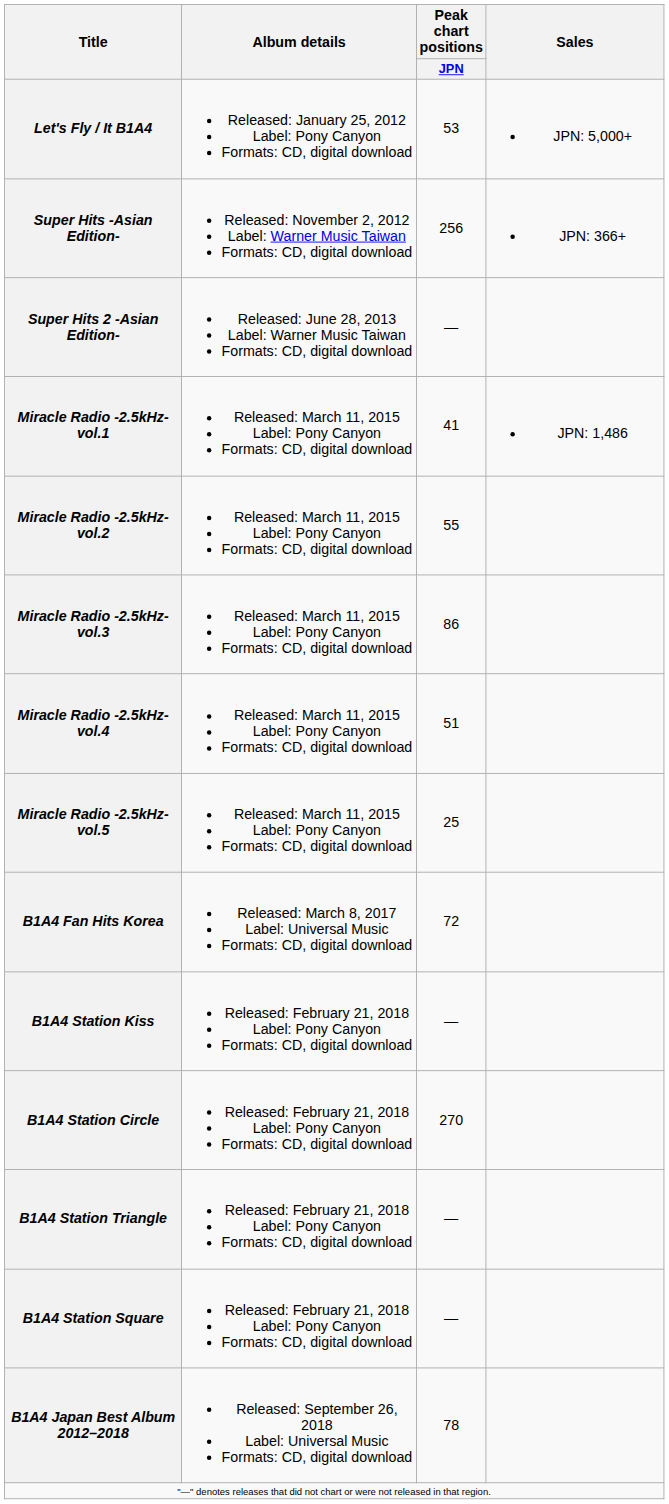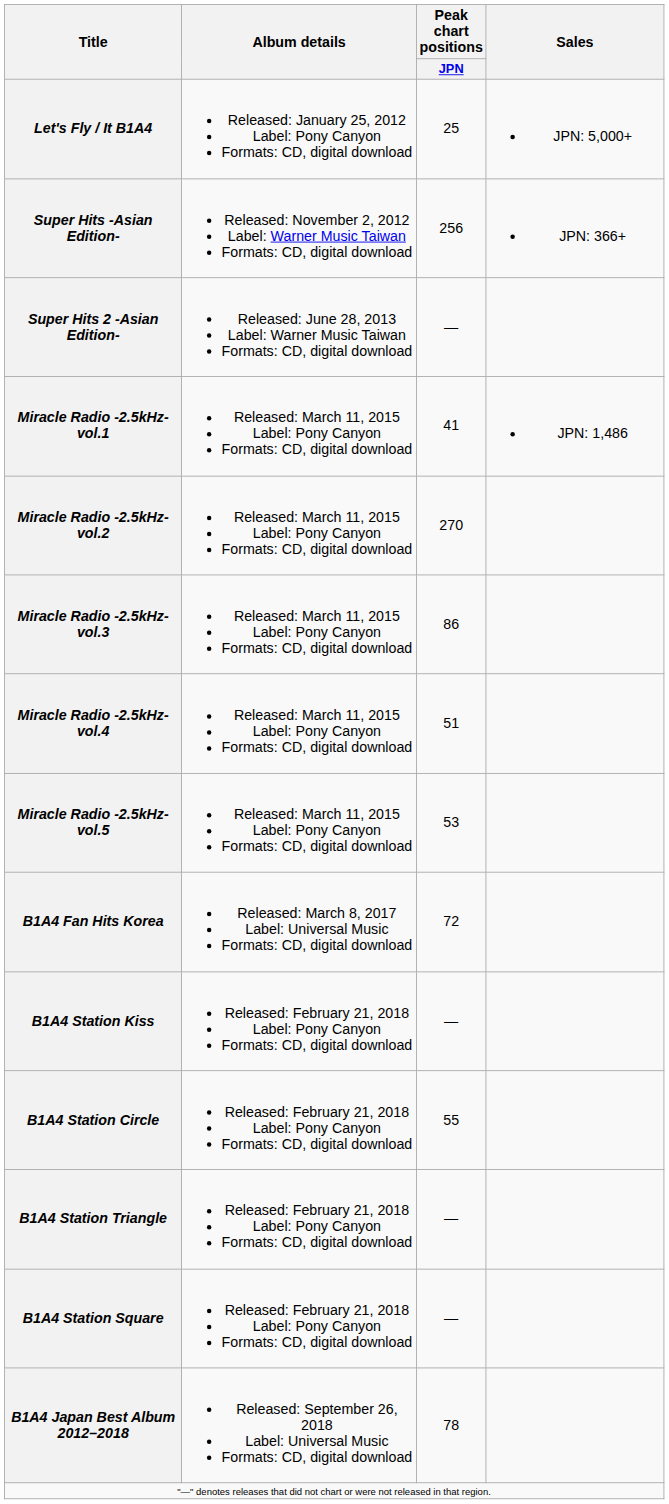(451, 128) 53 -> (451, 128) 25
(451, 525) 55 -> (451, 525) 270
(451, 822) 25 -> (451, 822) 53
(451, 1120) 270 -> (451, 1120) 55
